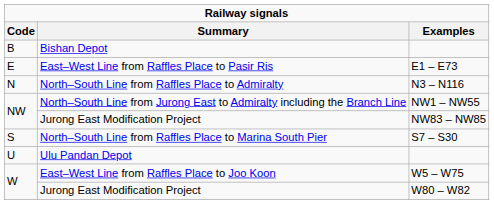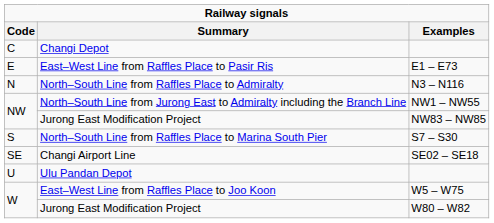- row: (11, 48)
+ row: (11, 48)
+ row: (14, 155)
